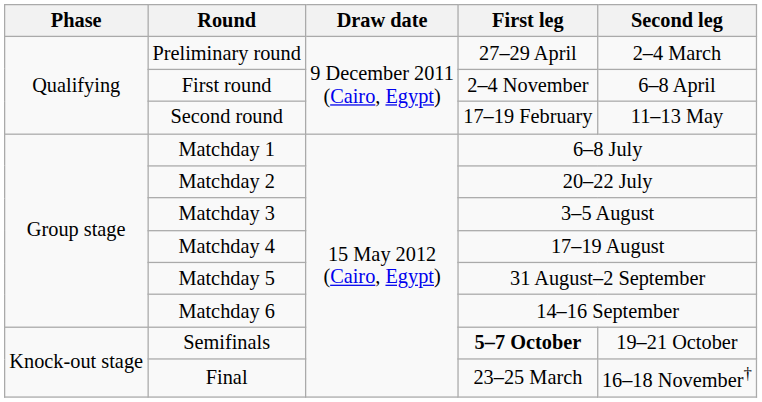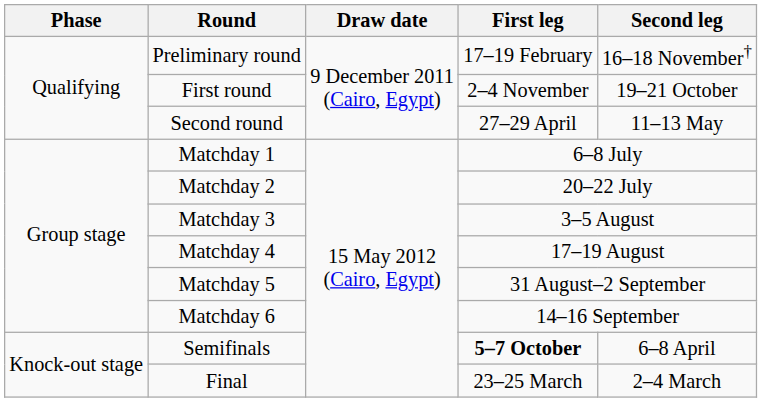(528, 52) 27–29 April -> (528, 55) 17–19 February
(677, 52) 2–4 March -> (677, 55) 16–18 November†
(677, 85) 6–8 April -> (677, 90) 19–21 October
(528, 117) 17–19 February -> (528, 122) 27–29 April
(677, 342) 19–21 October -> (677, 348) 6–8 April
(677, 377) 16–18 November† -> (677, 380) 2–4 March
